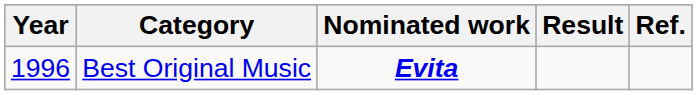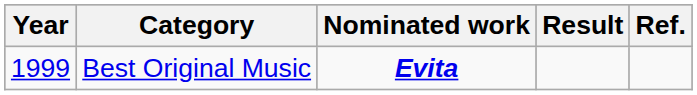(40, 67) 1996 -> (40, 67) 1999
